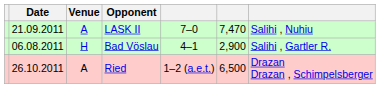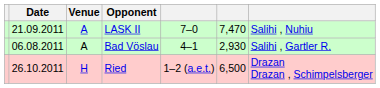(84, 46) H -> (84, 46) A
(233, 46) 2,900 -> (233, 46) 2,930
(84, 69) A -> (84, 69) H
